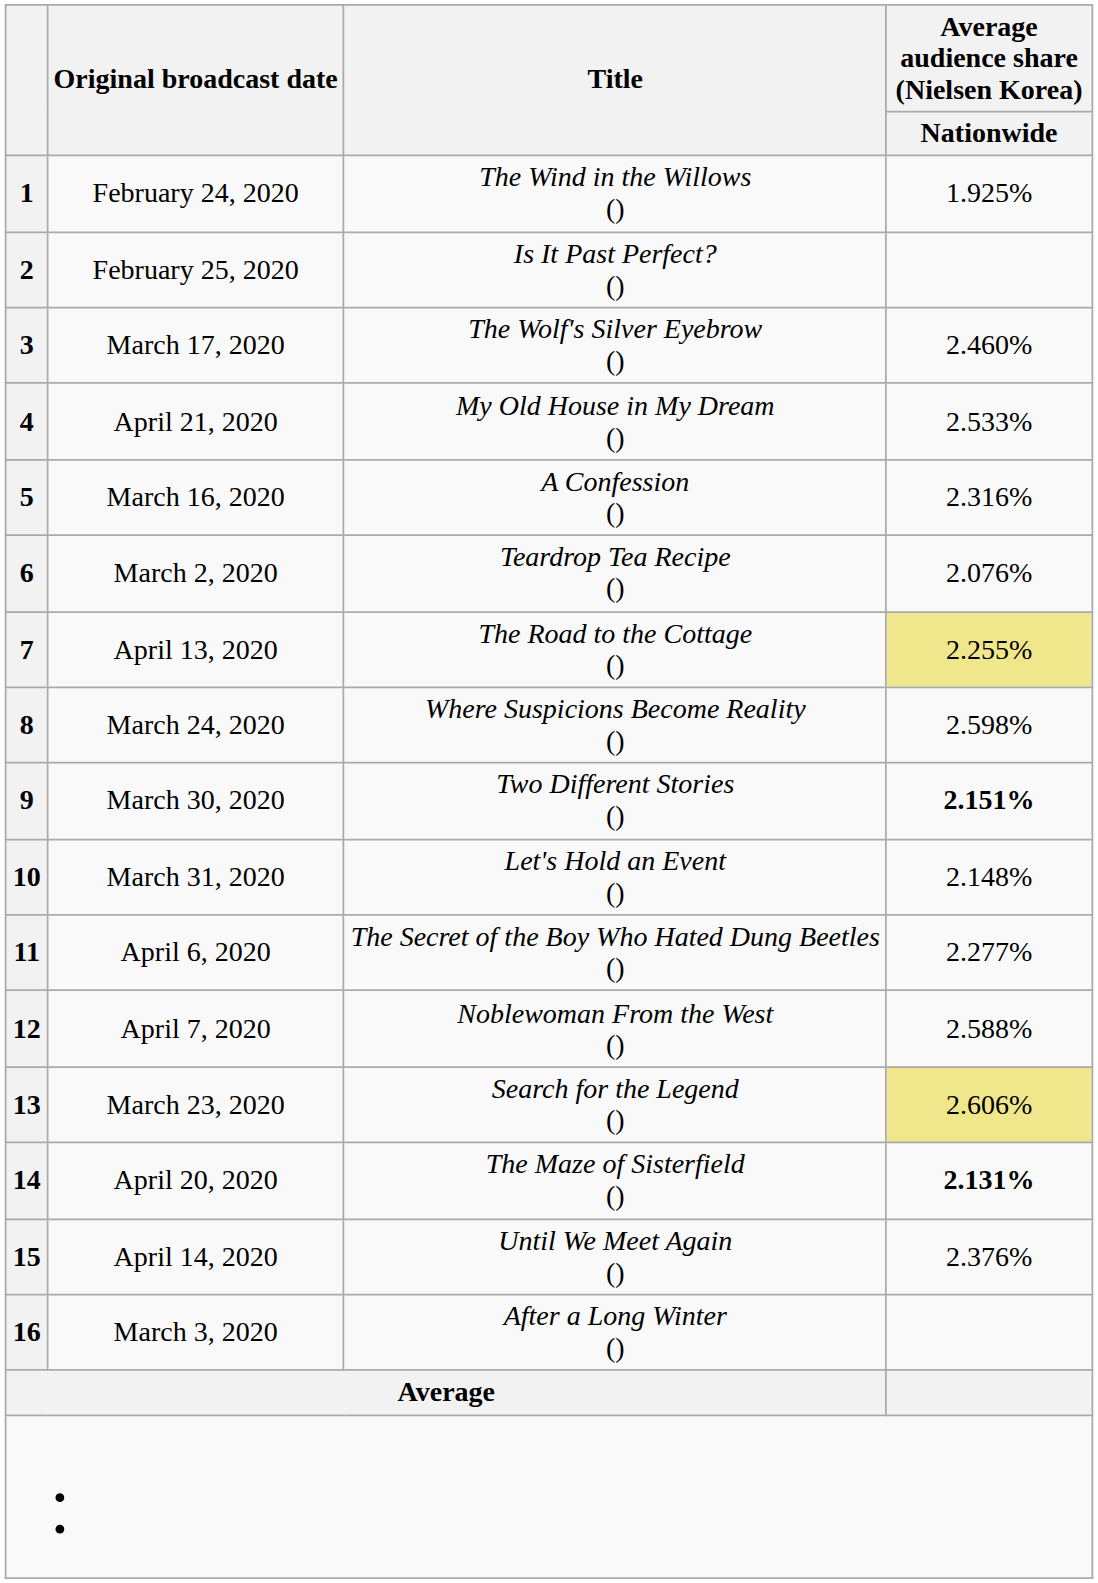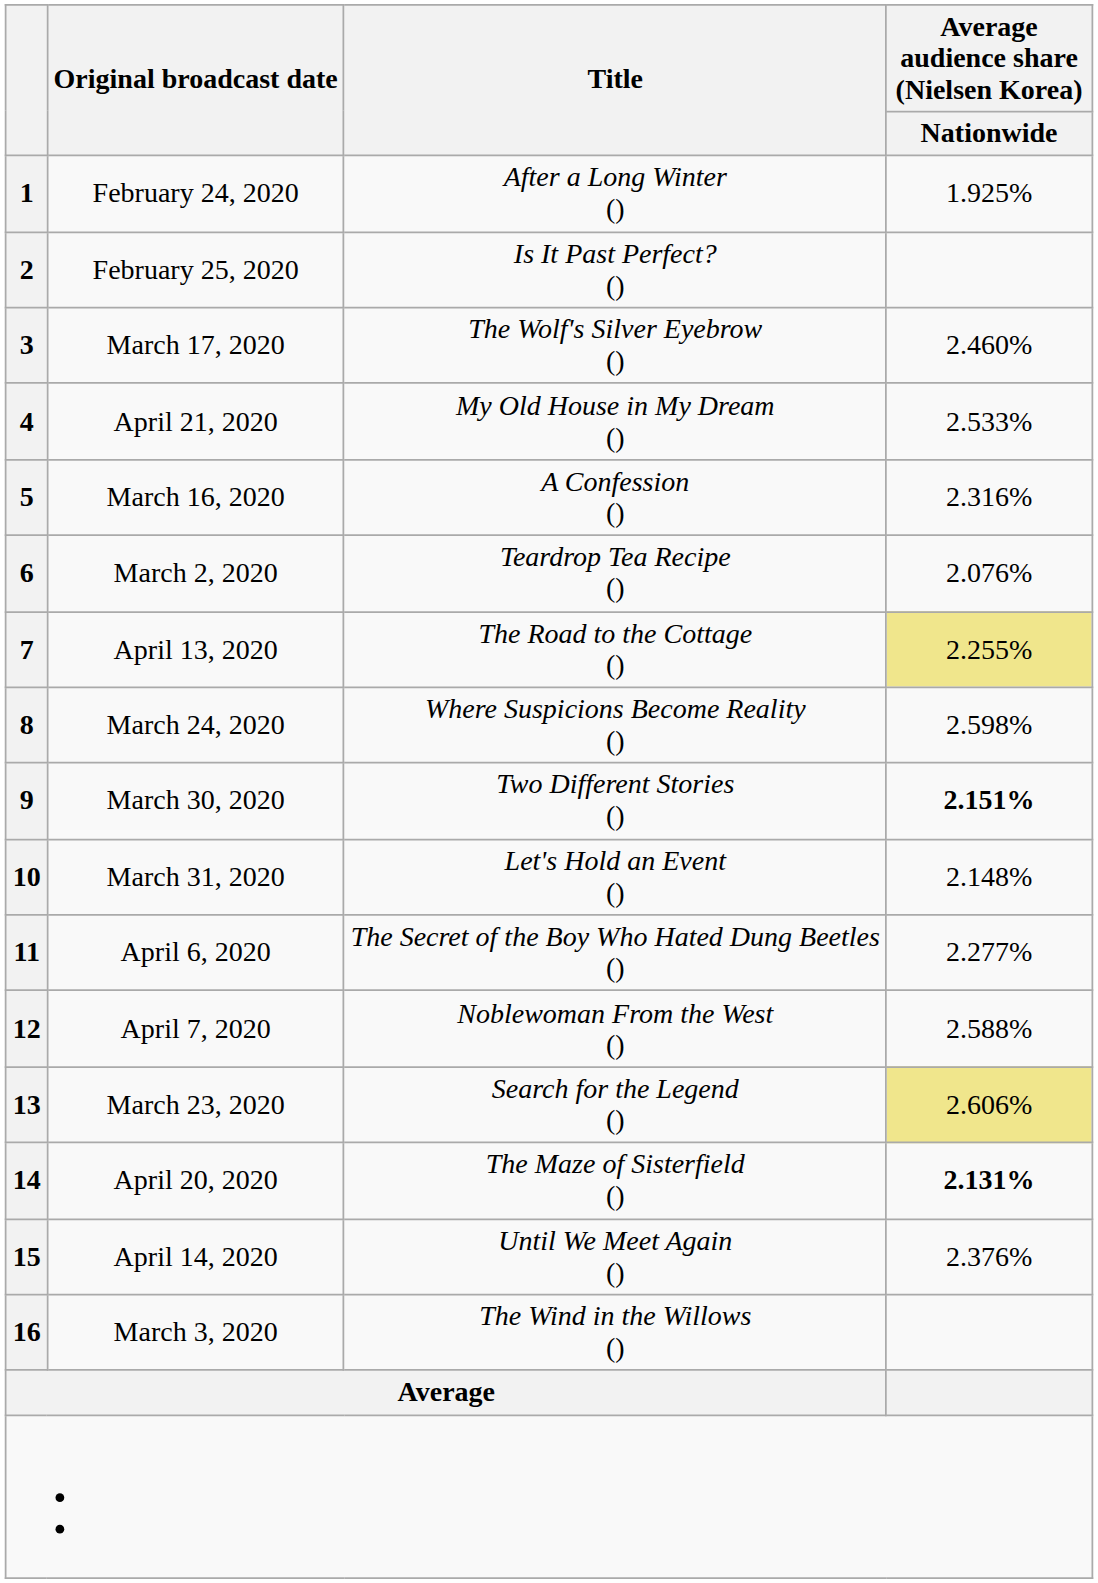(615, 193) The Wind in the Willows () -> (615, 193) After a Long Winter ()
(615, 1331) After a Long Winter () -> (615, 1331) The Wind in the Willows ()
